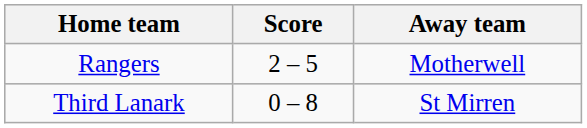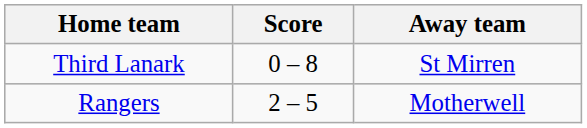rows swapped: (119, 63) <-> (119, 102)
